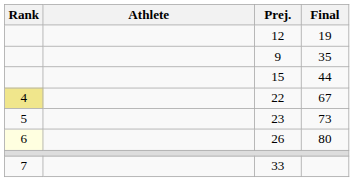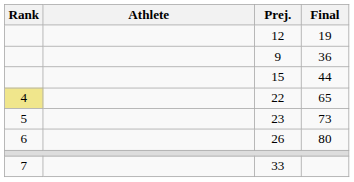(325, 56) 35 -> (325, 56) 36
(325, 98) 67 -> (325, 98) 65
(24, 139) lightyellow background -> (24, 139) no background
